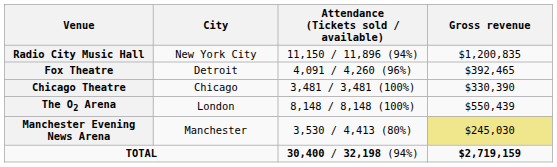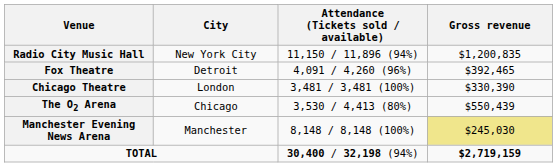(216, 88) Chicago -> (216, 88) London
(216, 106) London -> (216, 106) Chicago
(353, 106) 8,148 / 8,148 (100%) -> (353, 106) 3,530 / 4,413 (80%)
(353, 130) 3,530 / 4,413 (80%) -> (353, 130) 8,148 / 8,148 (100%)
